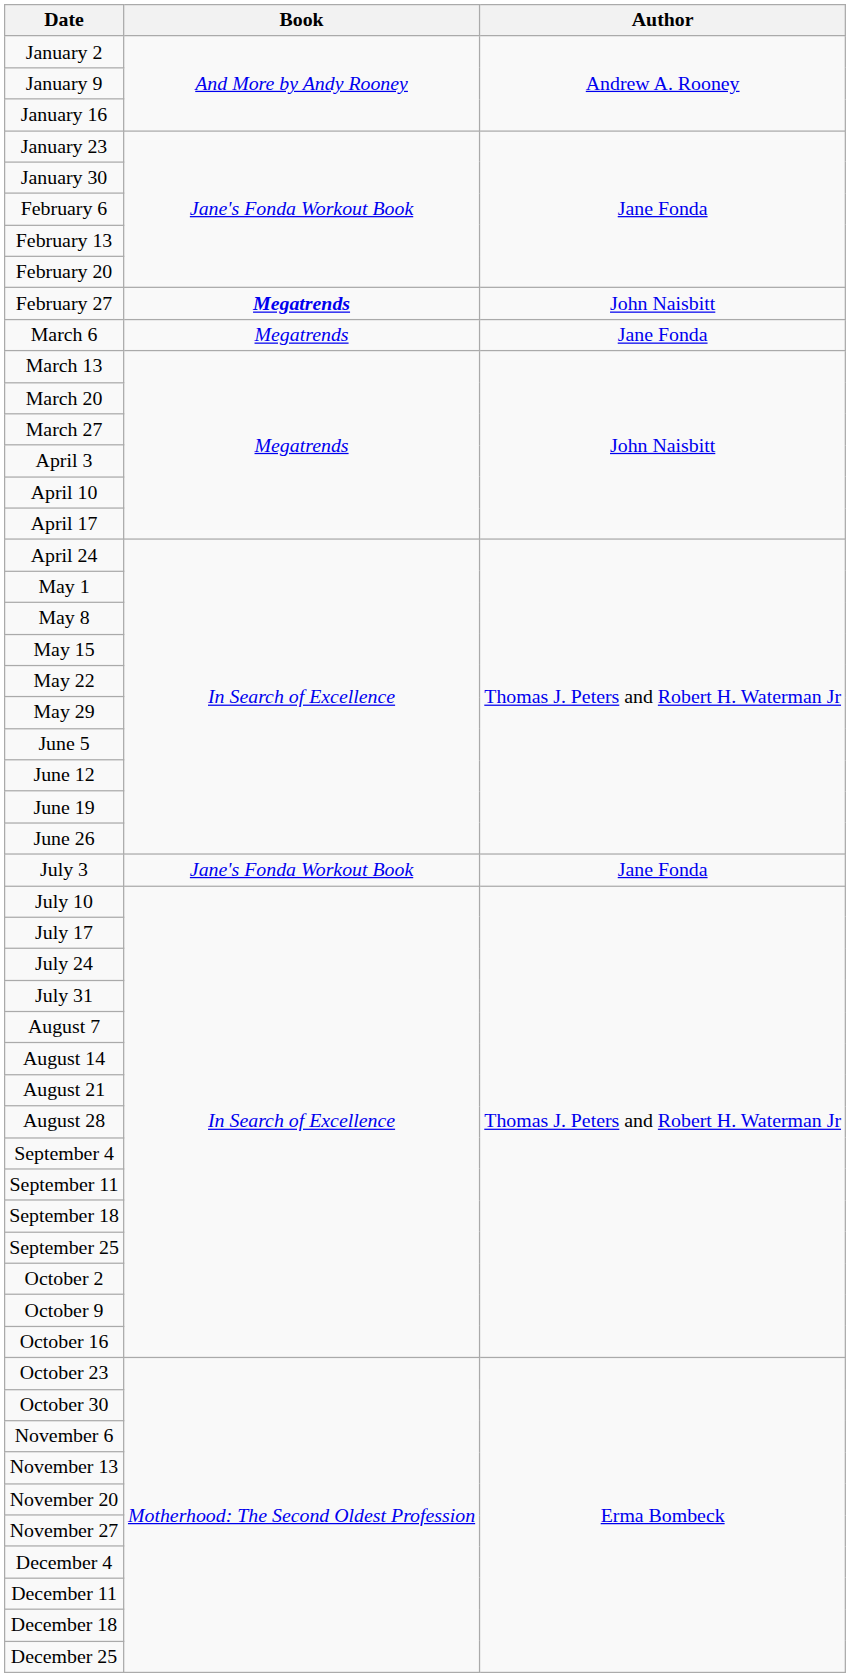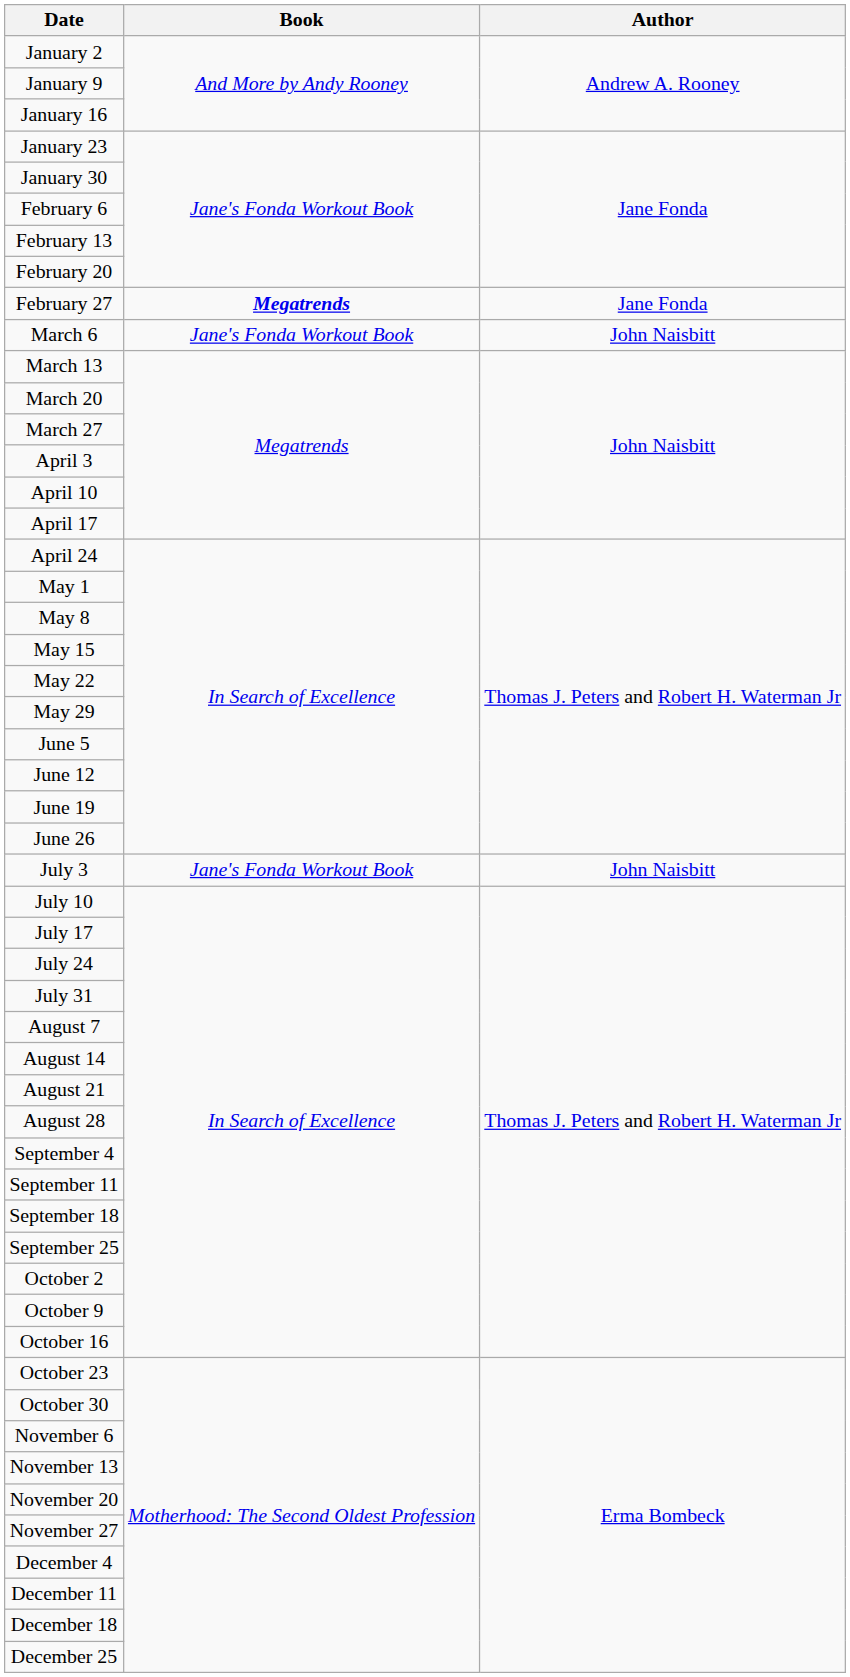(663, 303) John Naisbitt -> (663, 303) Jane Fonda
(302, 334) Megatrends -> (302, 334) Jane's Fonda Workout Book
(663, 334) Jane Fonda -> (663, 334) John Naisbitt
(663, 869) Jane Fonda -> (663, 869) John Naisbitt
